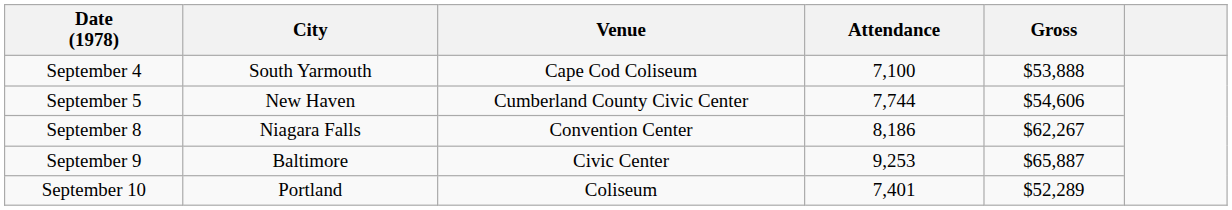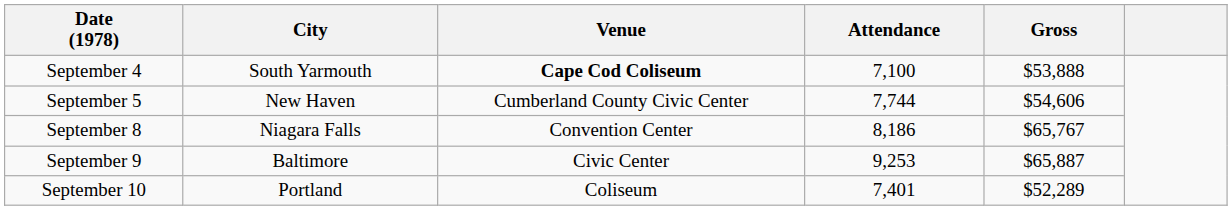(621, 70) normal -> (621, 70) bold
(1054, 130) $62,267 -> (1054, 130) $65,767
